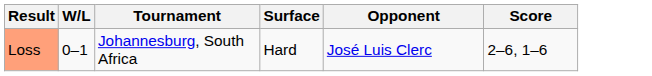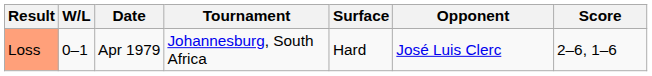+ column: (129, 16)
